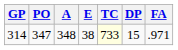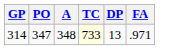- column: (88, 14)
(133, 34) 15 -> (115, 34) 13
